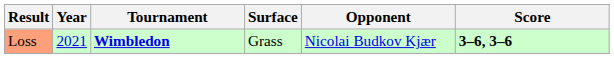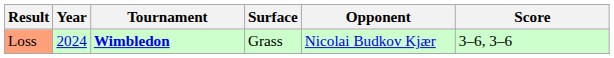(72, 41) 2021 -> (72, 41) 2024
(485, 41) bold -> (485, 41) normal
